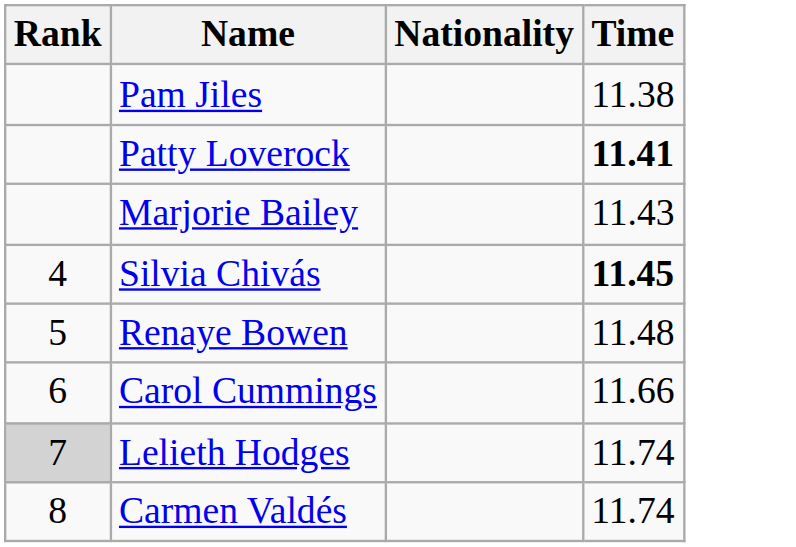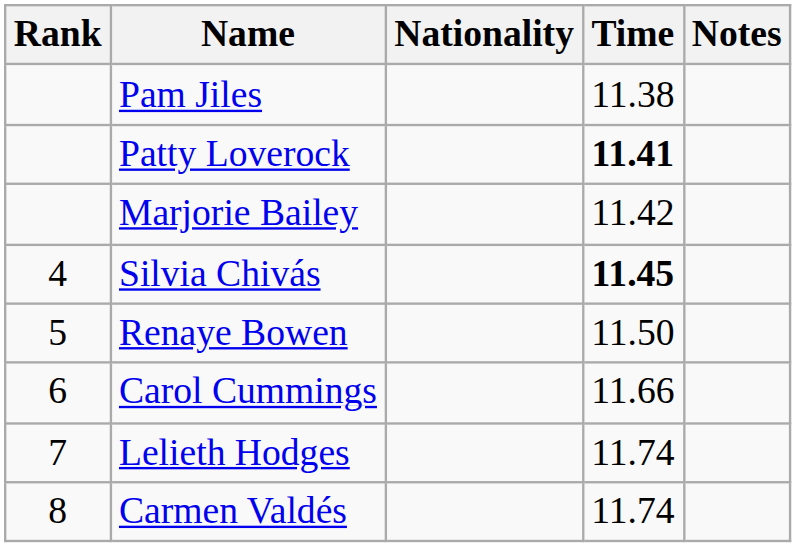+ column: (737, 34)
(633, 213) 11.43 -> (633, 213) 11.42
(633, 332) 11.48 -> (633, 332) 11.50
(58, 451) lightgrey background -> (58, 451) no background
